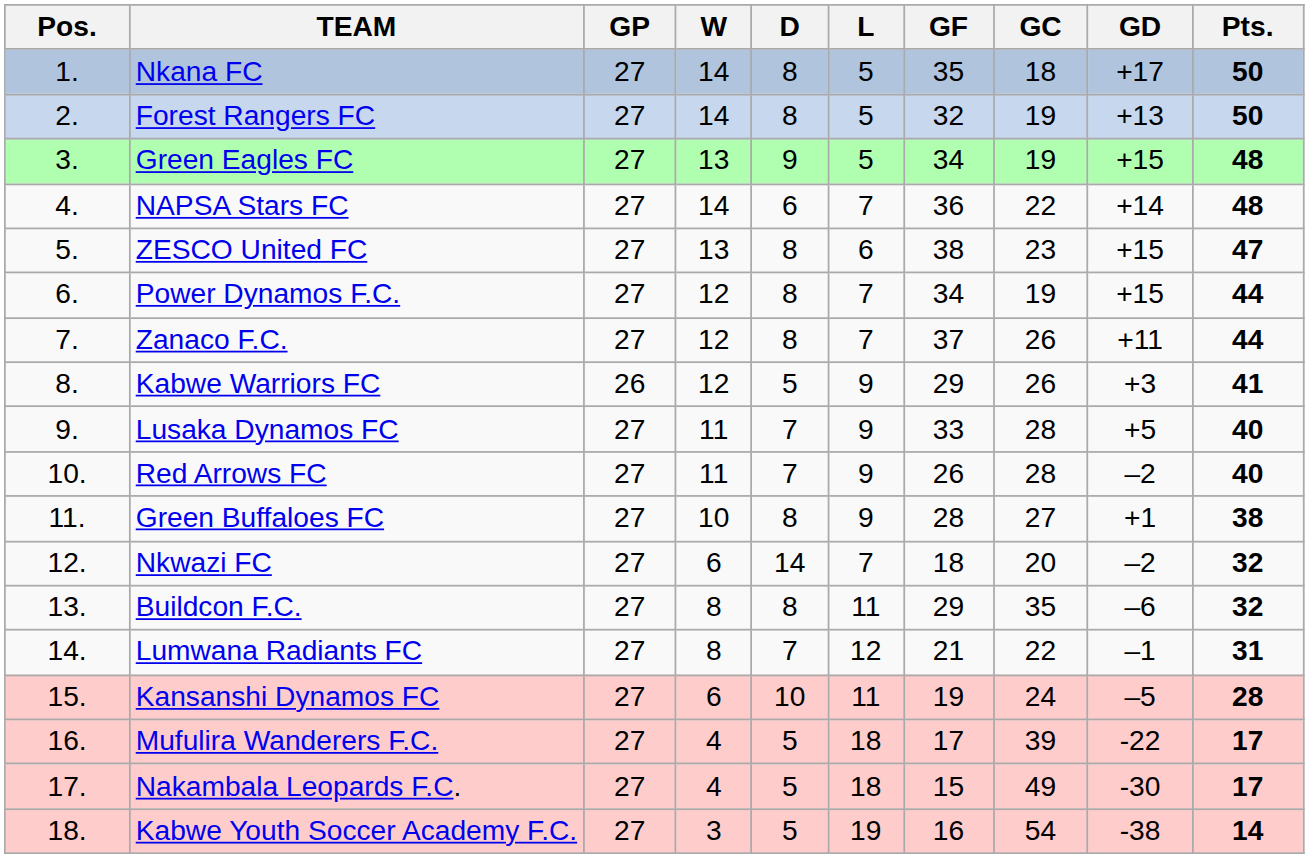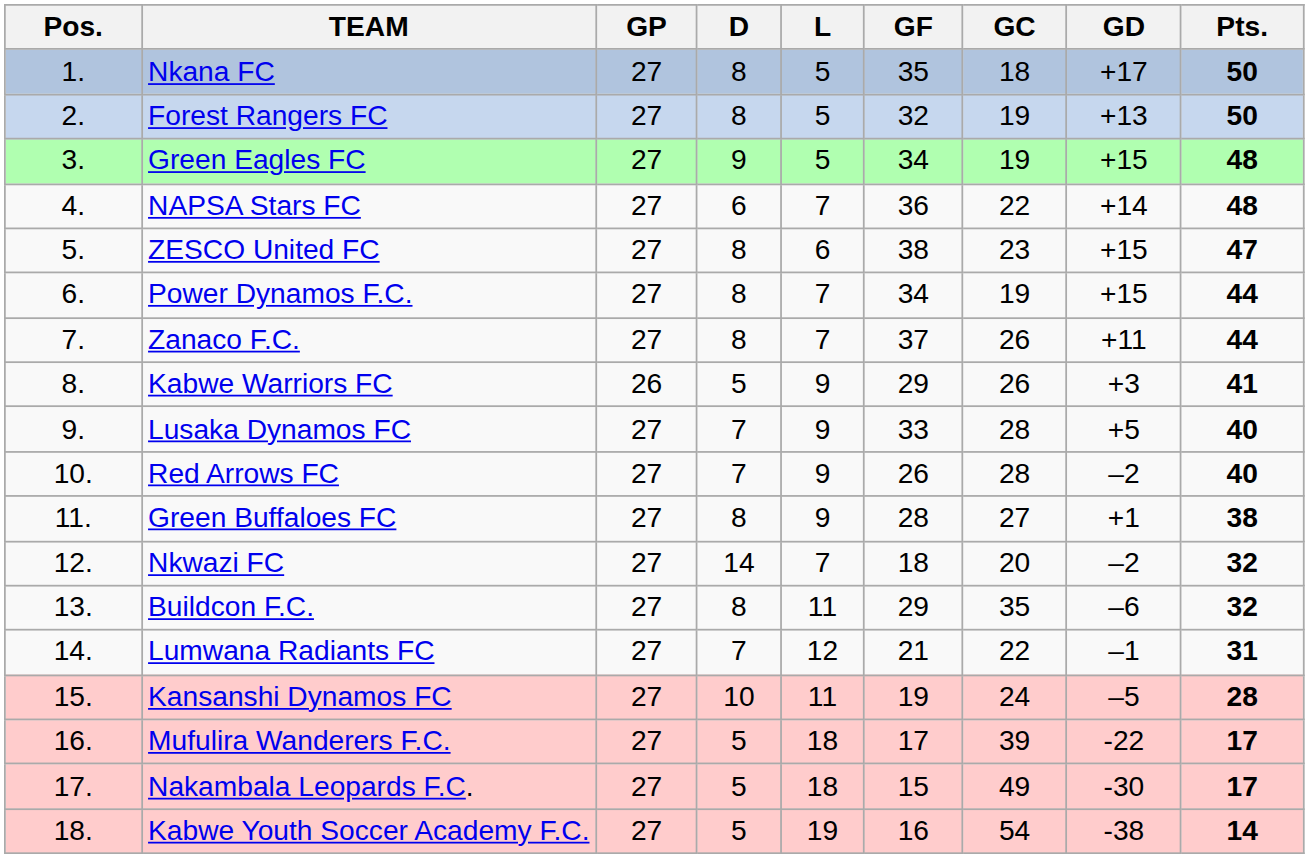- column: (714, 26)
